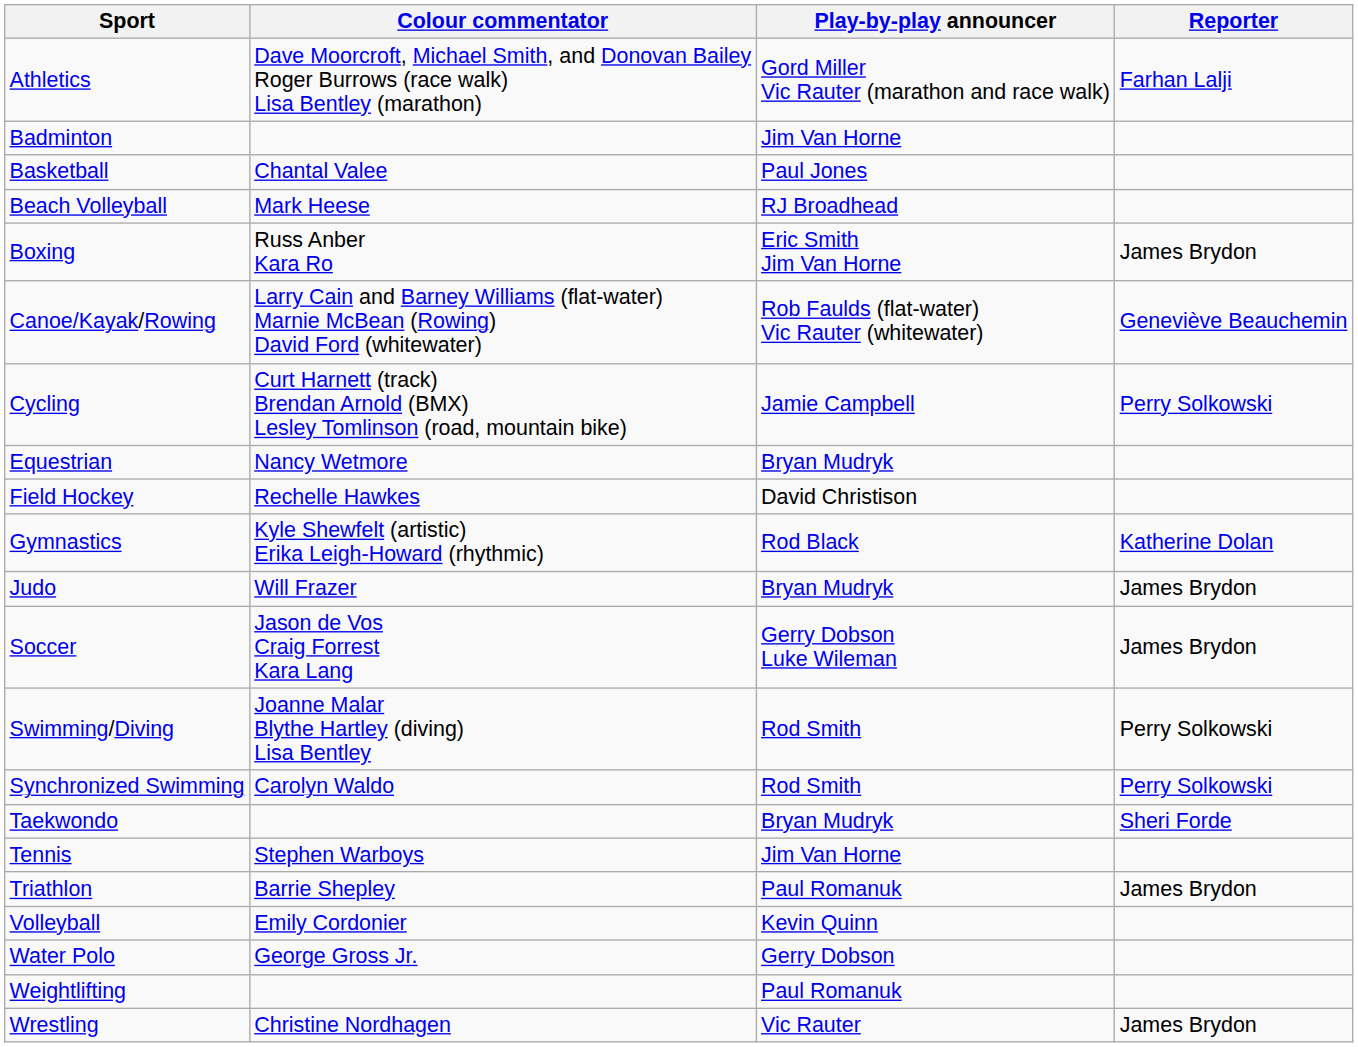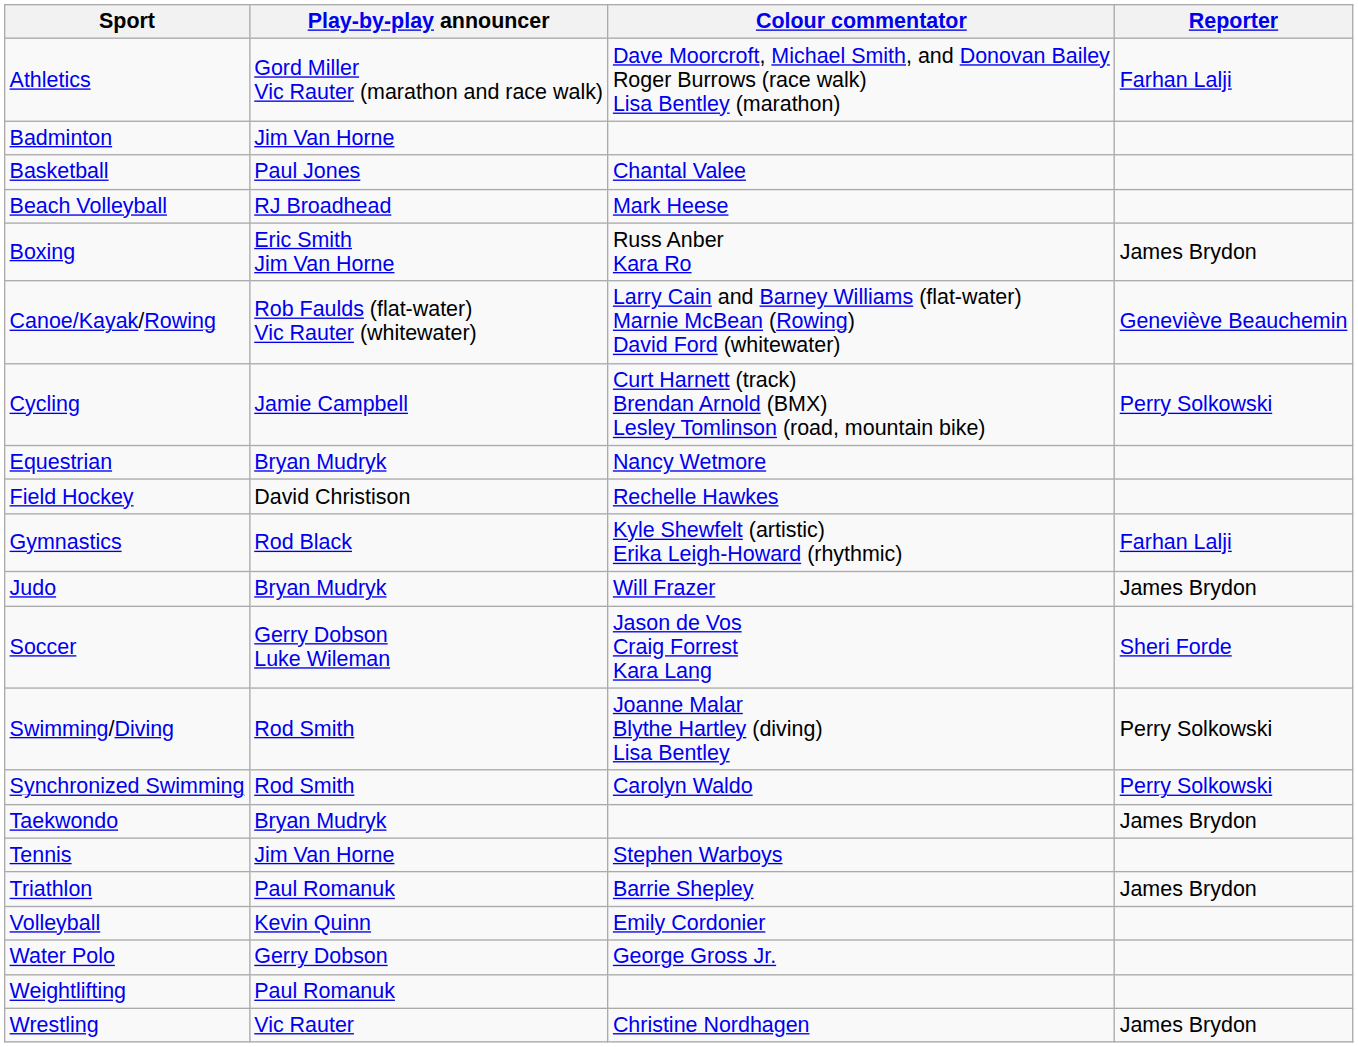columns swapped: (935, 21) <-> (503, 21)
(1197, 542) Katherine Dolan -> (1176, 542) Farhan Lalji
(1188, 646) James Brydon -> (1176, 646) Sheri Forde
(1176, 820) Sheri Forde -> (1188, 820) James Brydon
